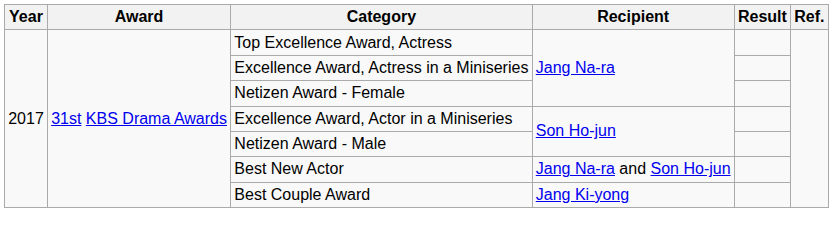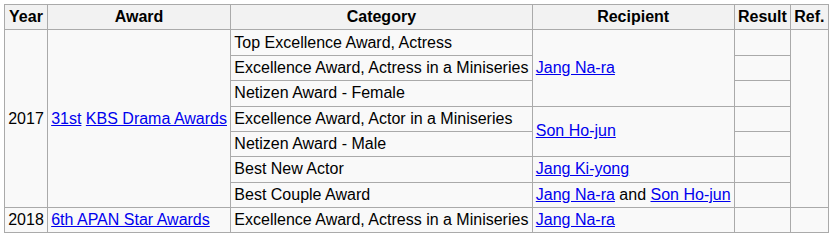(633, 169) Jang Na-ra and Son Ho-jun -> (582, 169) Jang Ki-yong
(582, 194) Jang Ki-yong -> (633, 194) Jang Na-ra and Son Ho-jun
+ row: (26, 220)
